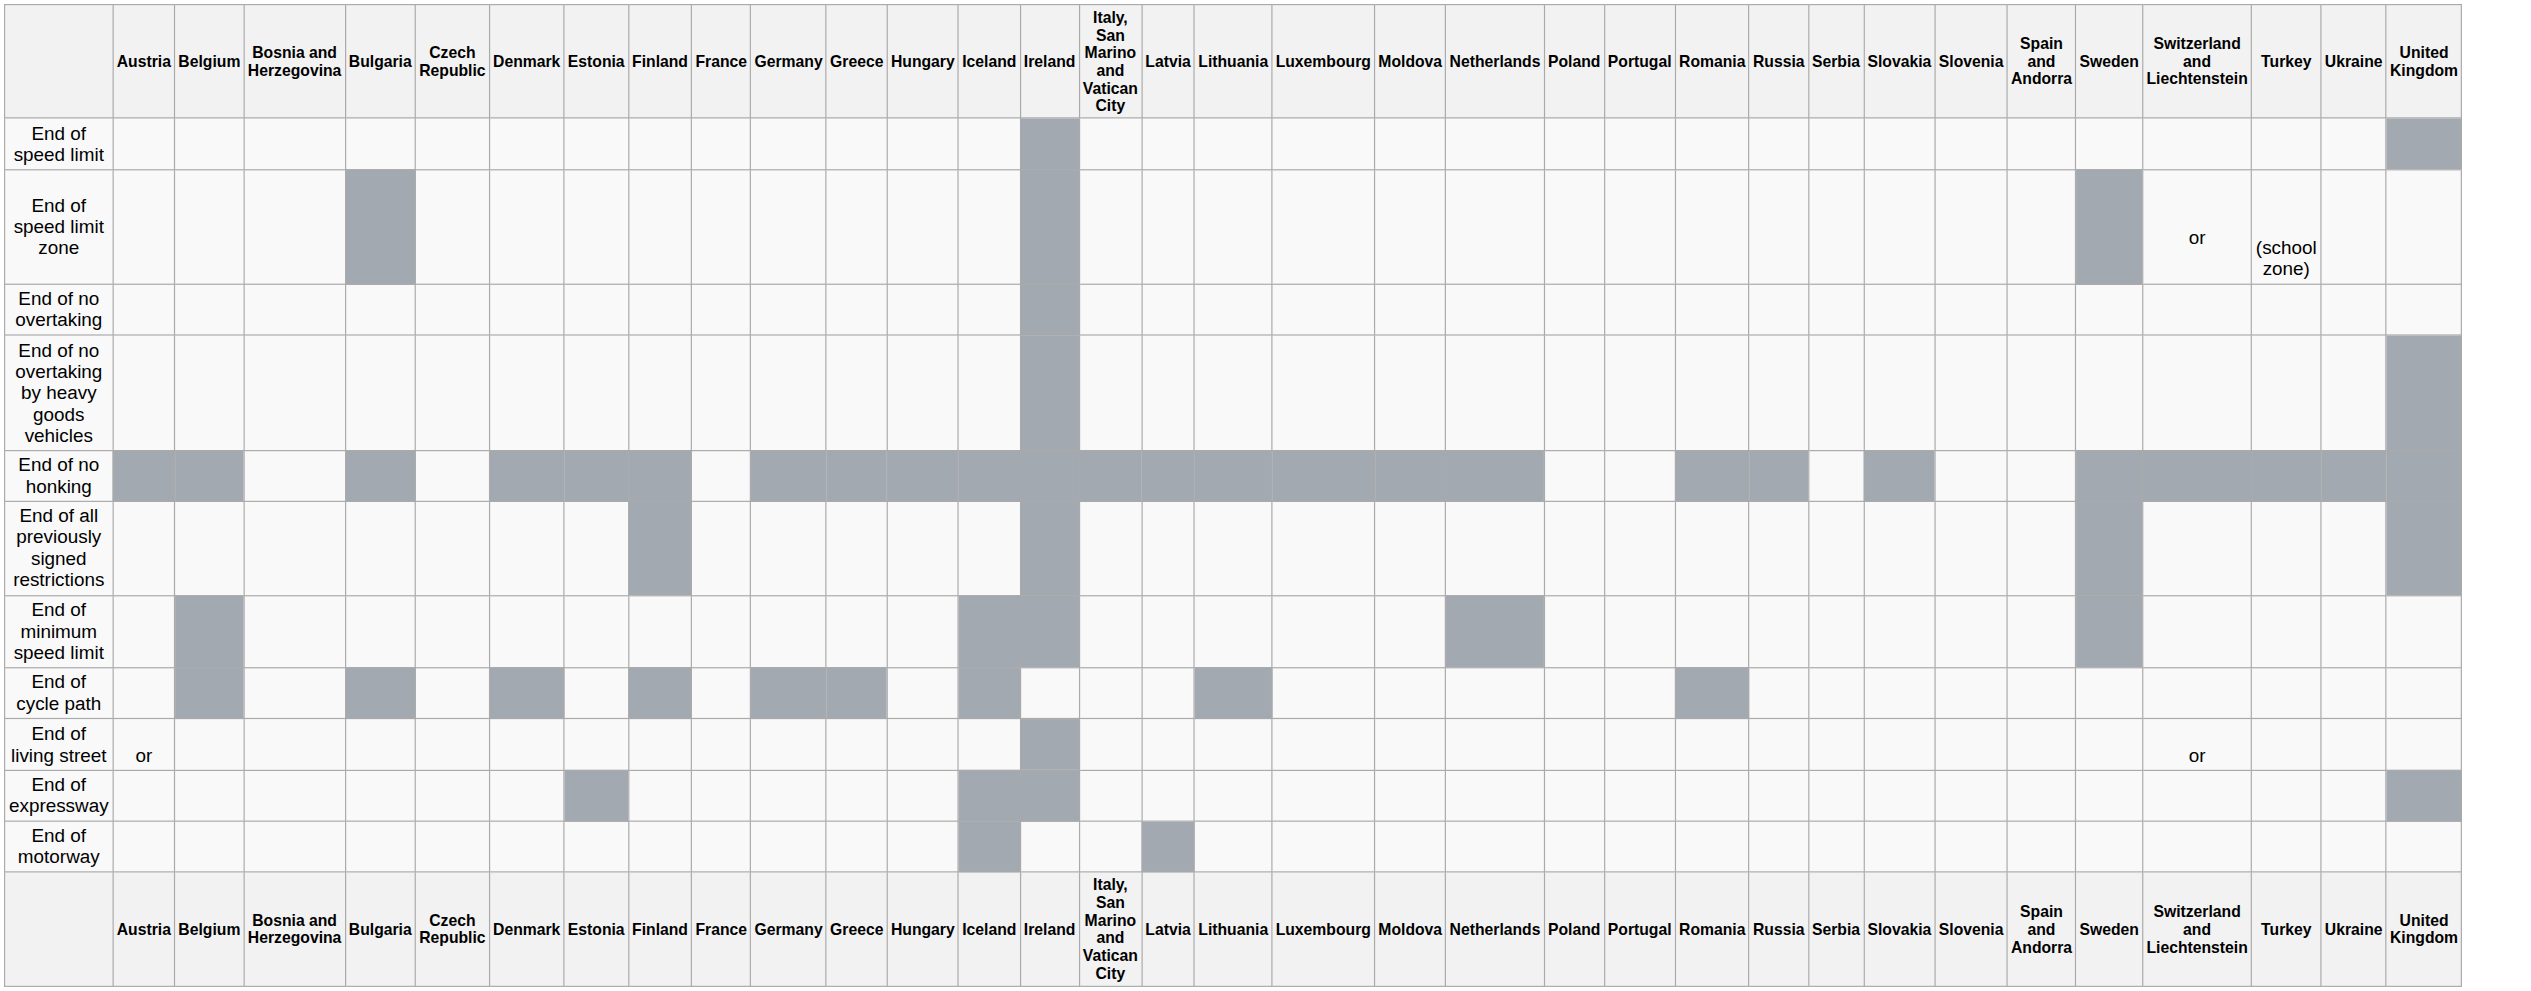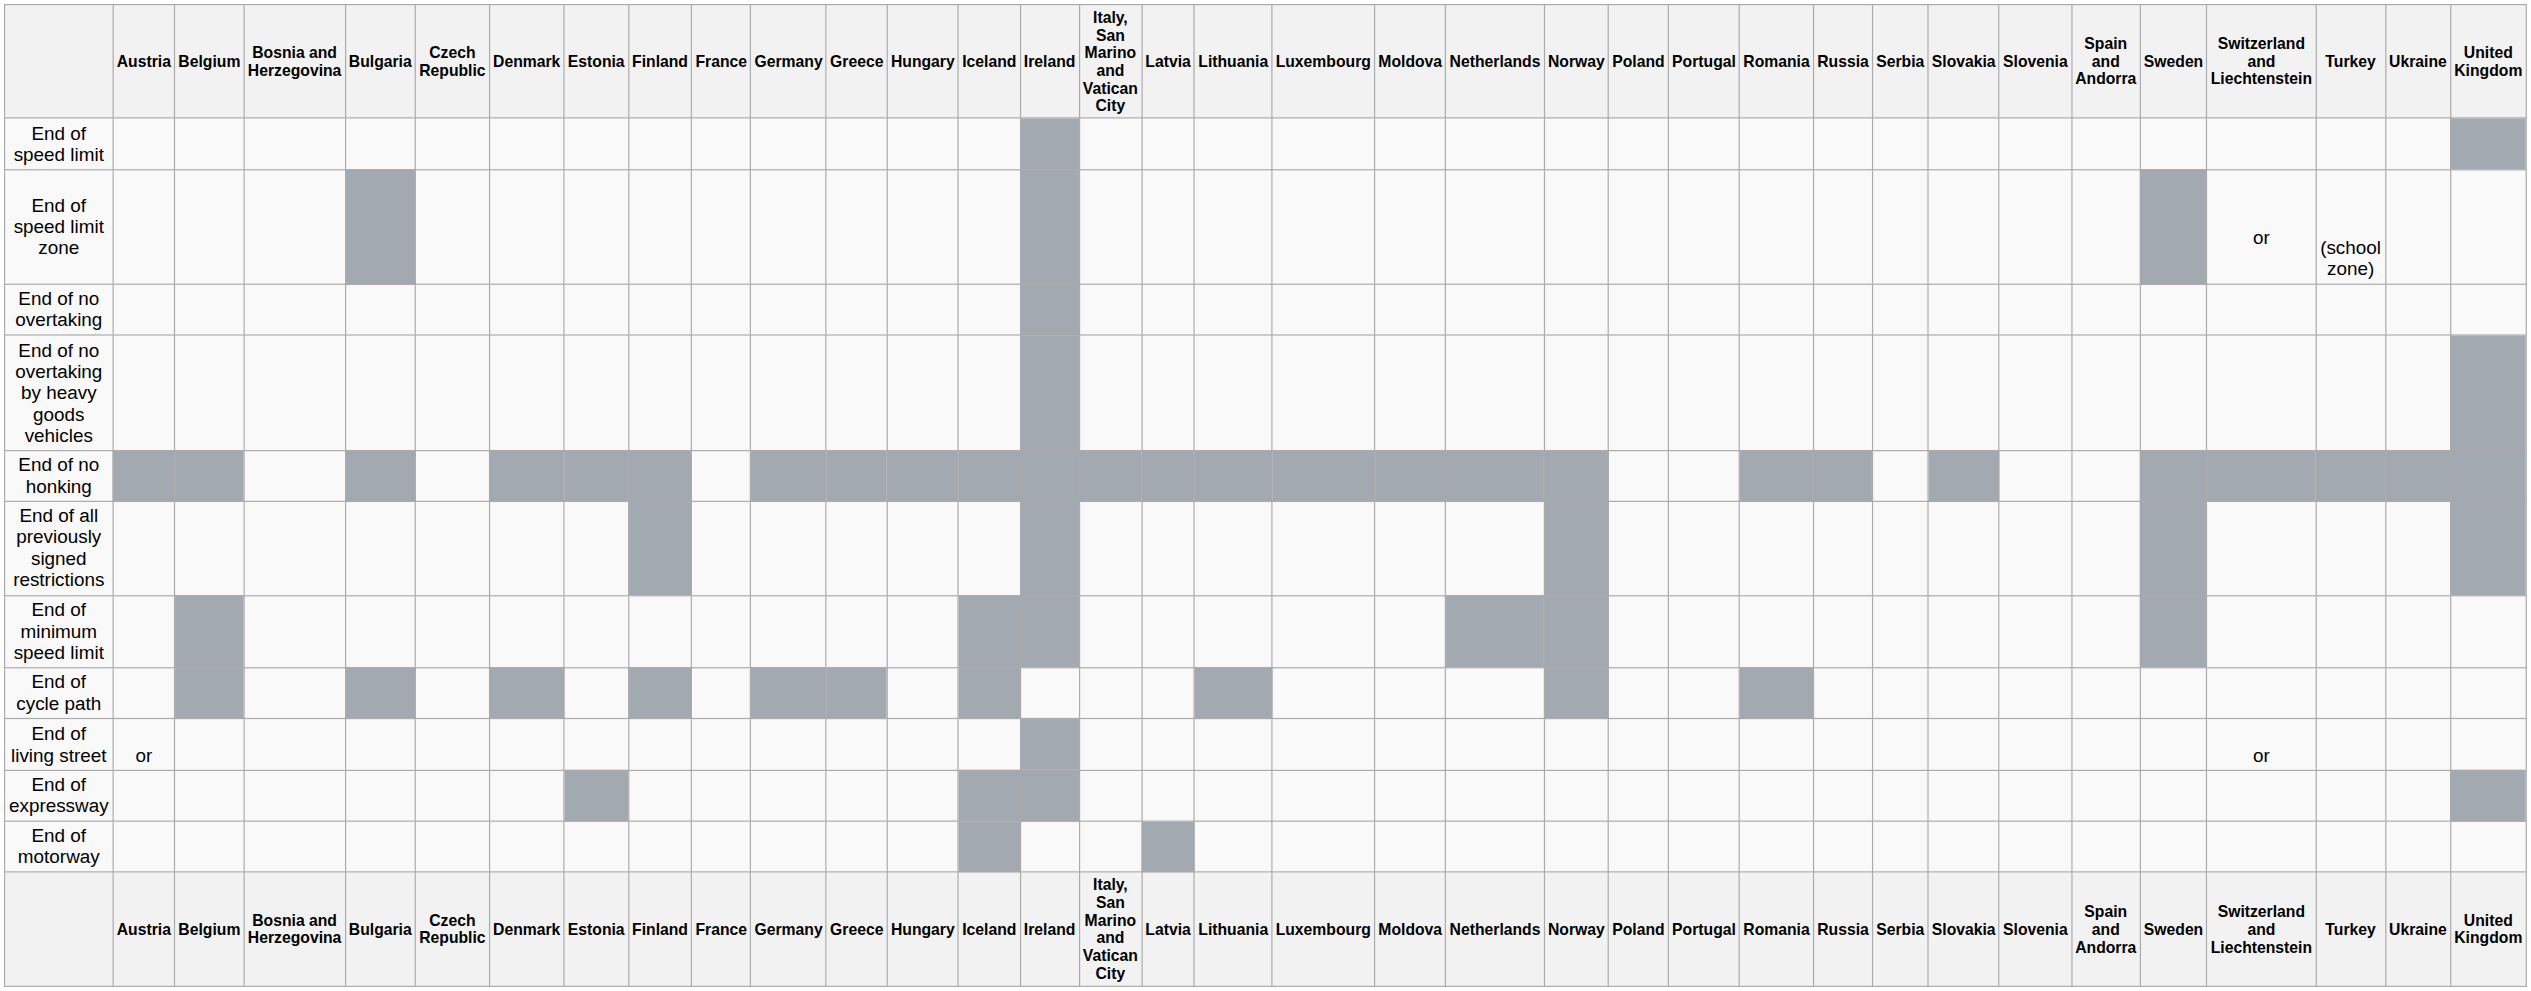+ column: (1576, 61)
